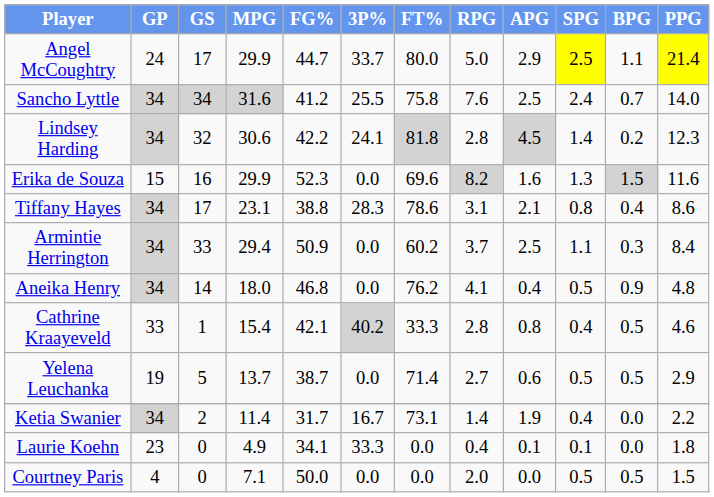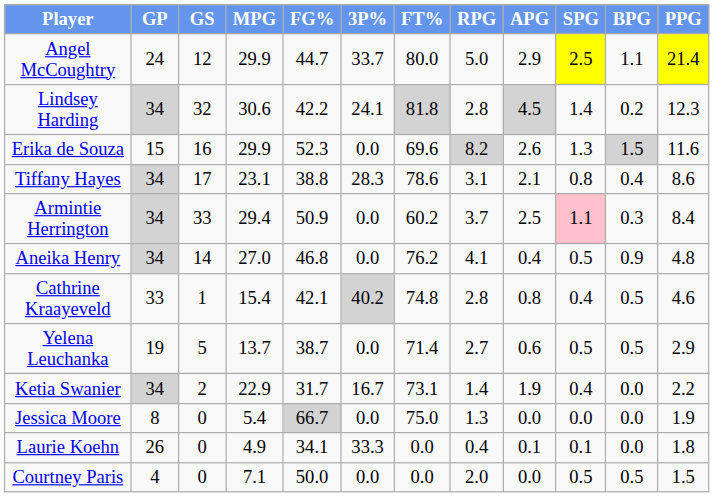(202, 59) 17 -> (202, 59) 12
- row: (68, 98)
(530, 178) 1.6 -> (530, 149) 2.6
(581, 248) no background -> (581, 218) pink background
(255, 287) 18.0 -> (255, 258) 27.0
(422, 327) 33.3 -> (422, 298) 74.8
(255, 417) 11.4 -> (255, 388) 22.9
+ row: (68, 417)
(155, 447) 23 -> (155, 447) 26
